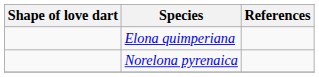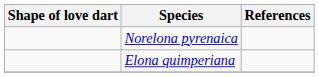rows swapped: (180, 38) <-> (181, 60)
